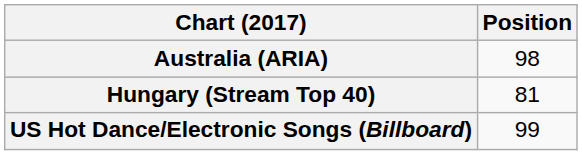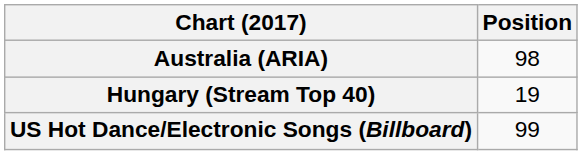(527, 94) 81 -> (527, 94) 19
